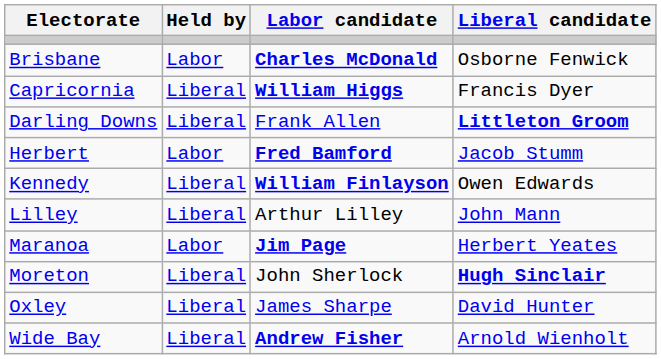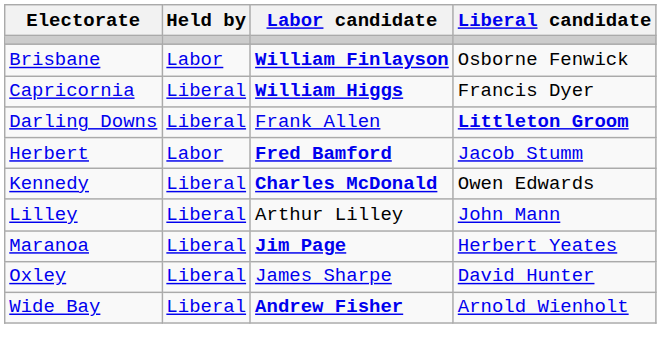(346, 60) Charles McDonald -> (352, 60) William Finlayson
(352, 184) William Finlayson -> (346, 184) Charles McDonald
(195, 246) Labor -> (206, 246) Liberal
- row: (49, 277)
